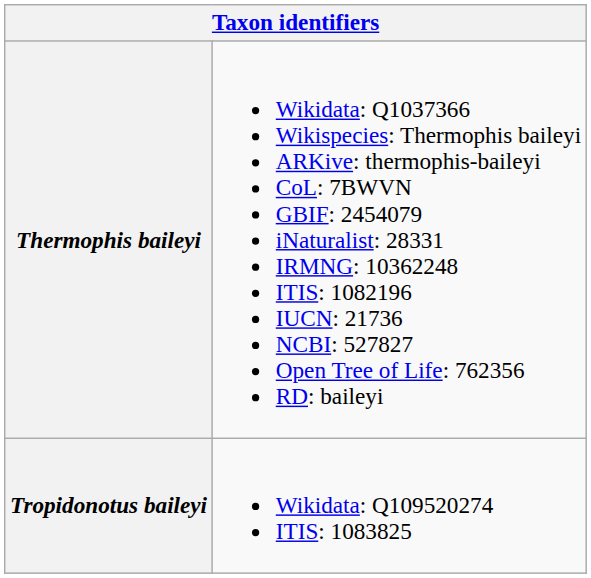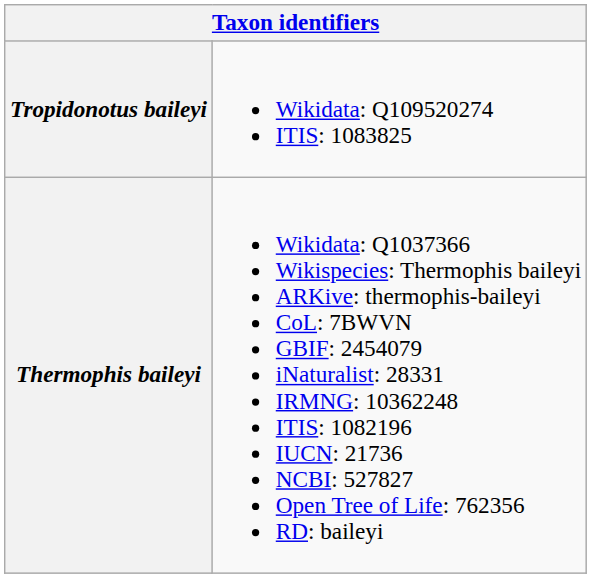rows swapped: (109, 239) <-> (109, 505)
